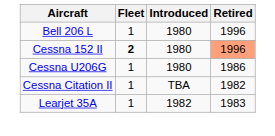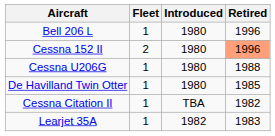(131, 49) bold -> (146, 49) normal
(233, 67) 1986 -> (248, 67) 1988
+ row: (68, 85)
